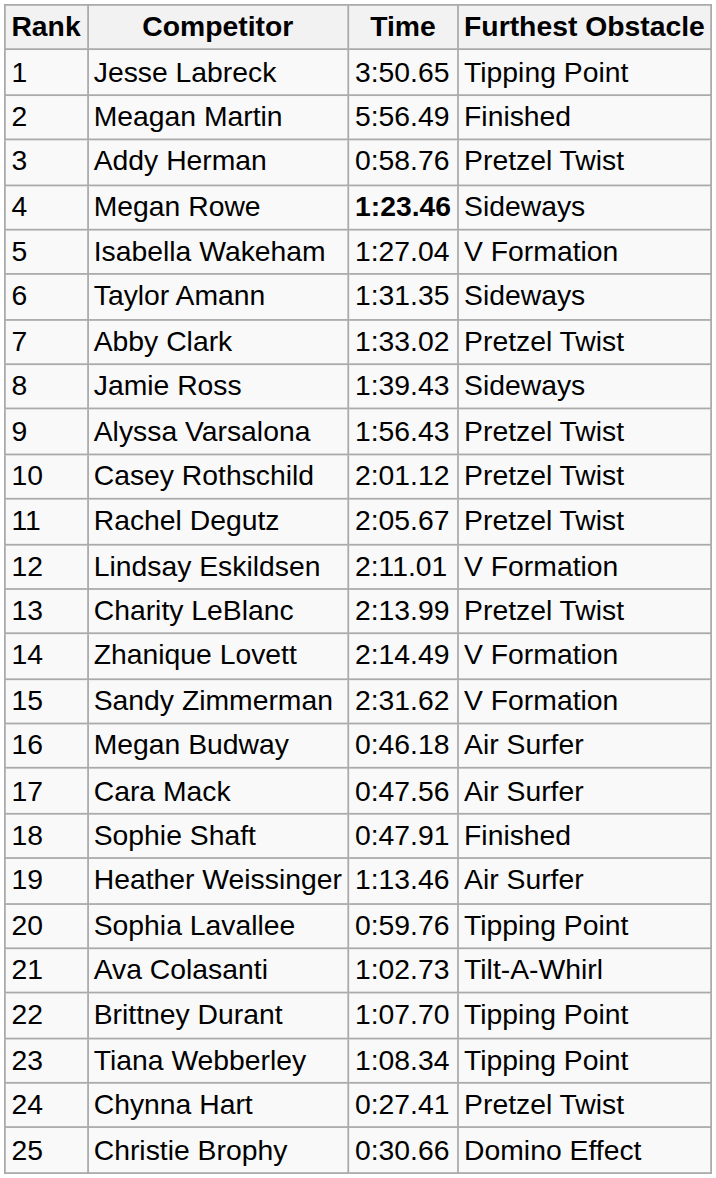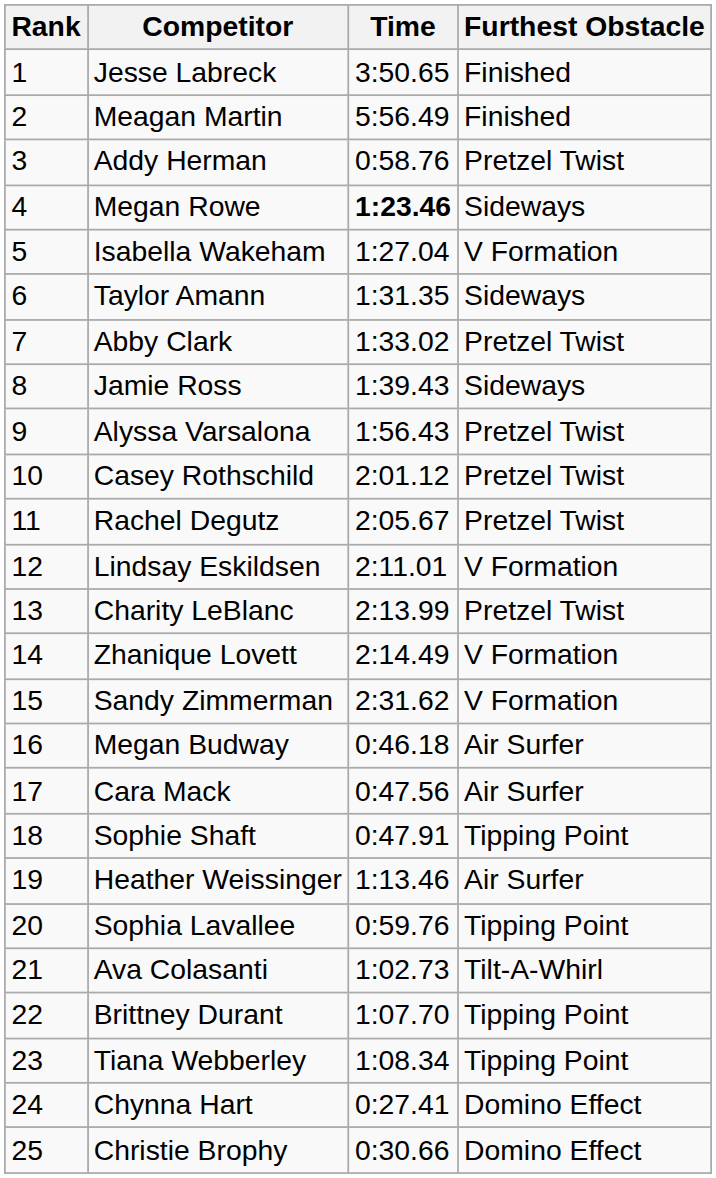(546, 71) Tipping Point -> (518, 71) Finished
(518, 835) Finished -> (546, 835) Tipping Point
(544, 1104) Pretzel Twist -> (553, 1104) Domino Effect
